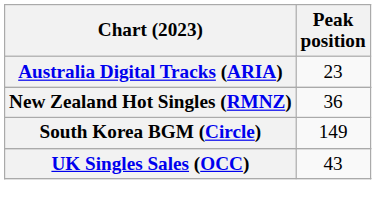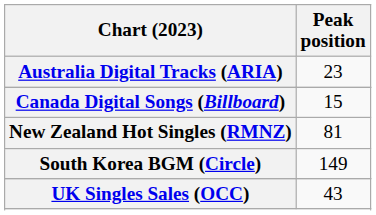+ row: (150, 102)
(333, 102) 36 -> (333, 132) 81
